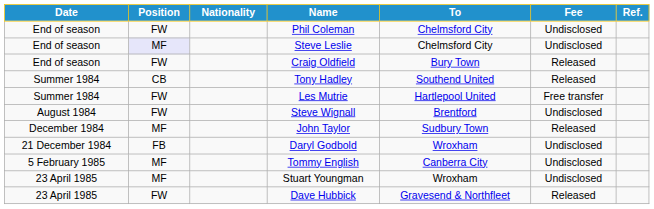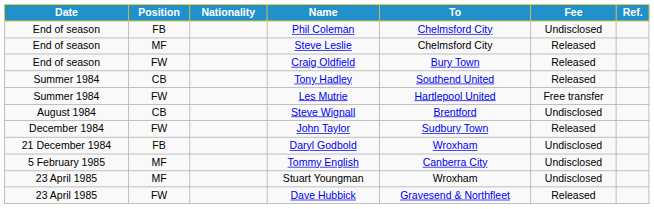(159, 30) FW -> (159, 30) FB
(159, 46) lavender background -> (159, 46) no background
(573, 46) Undisclosed -> (573, 46) Released
(159, 113) FW -> (159, 113) CB
(159, 129) MF -> (159, 129) FW
